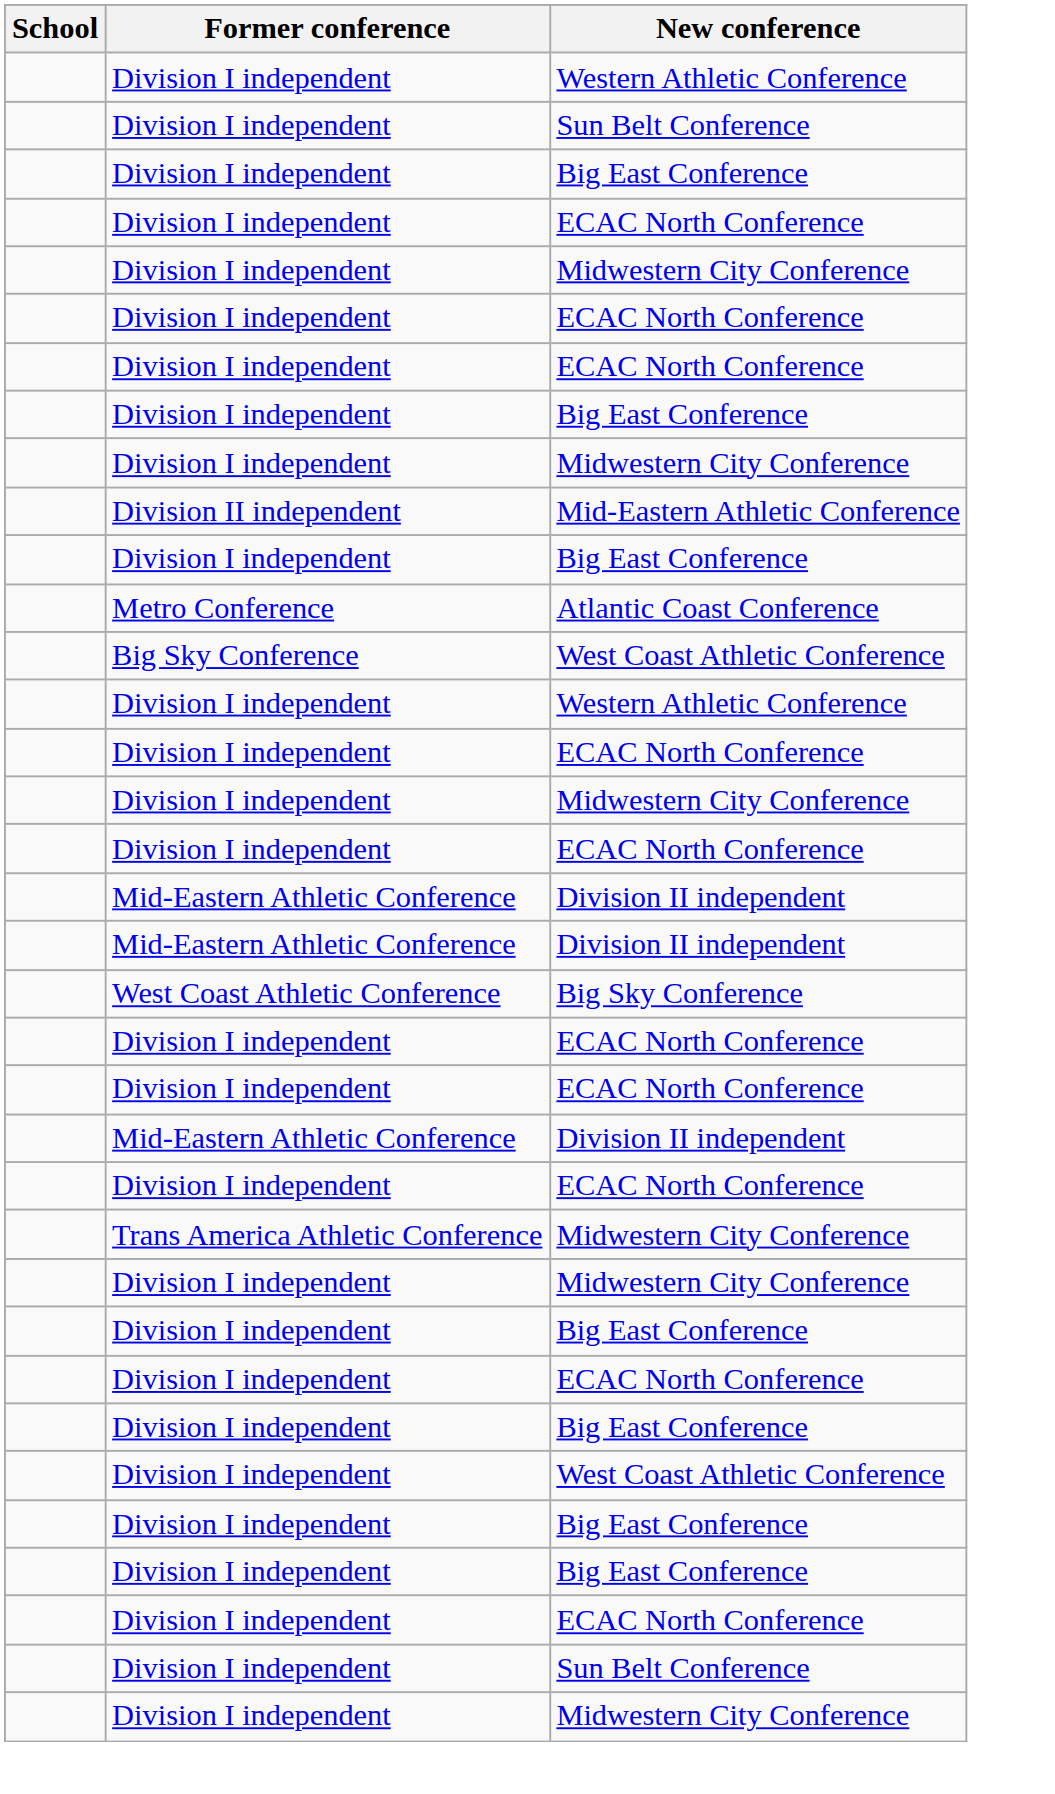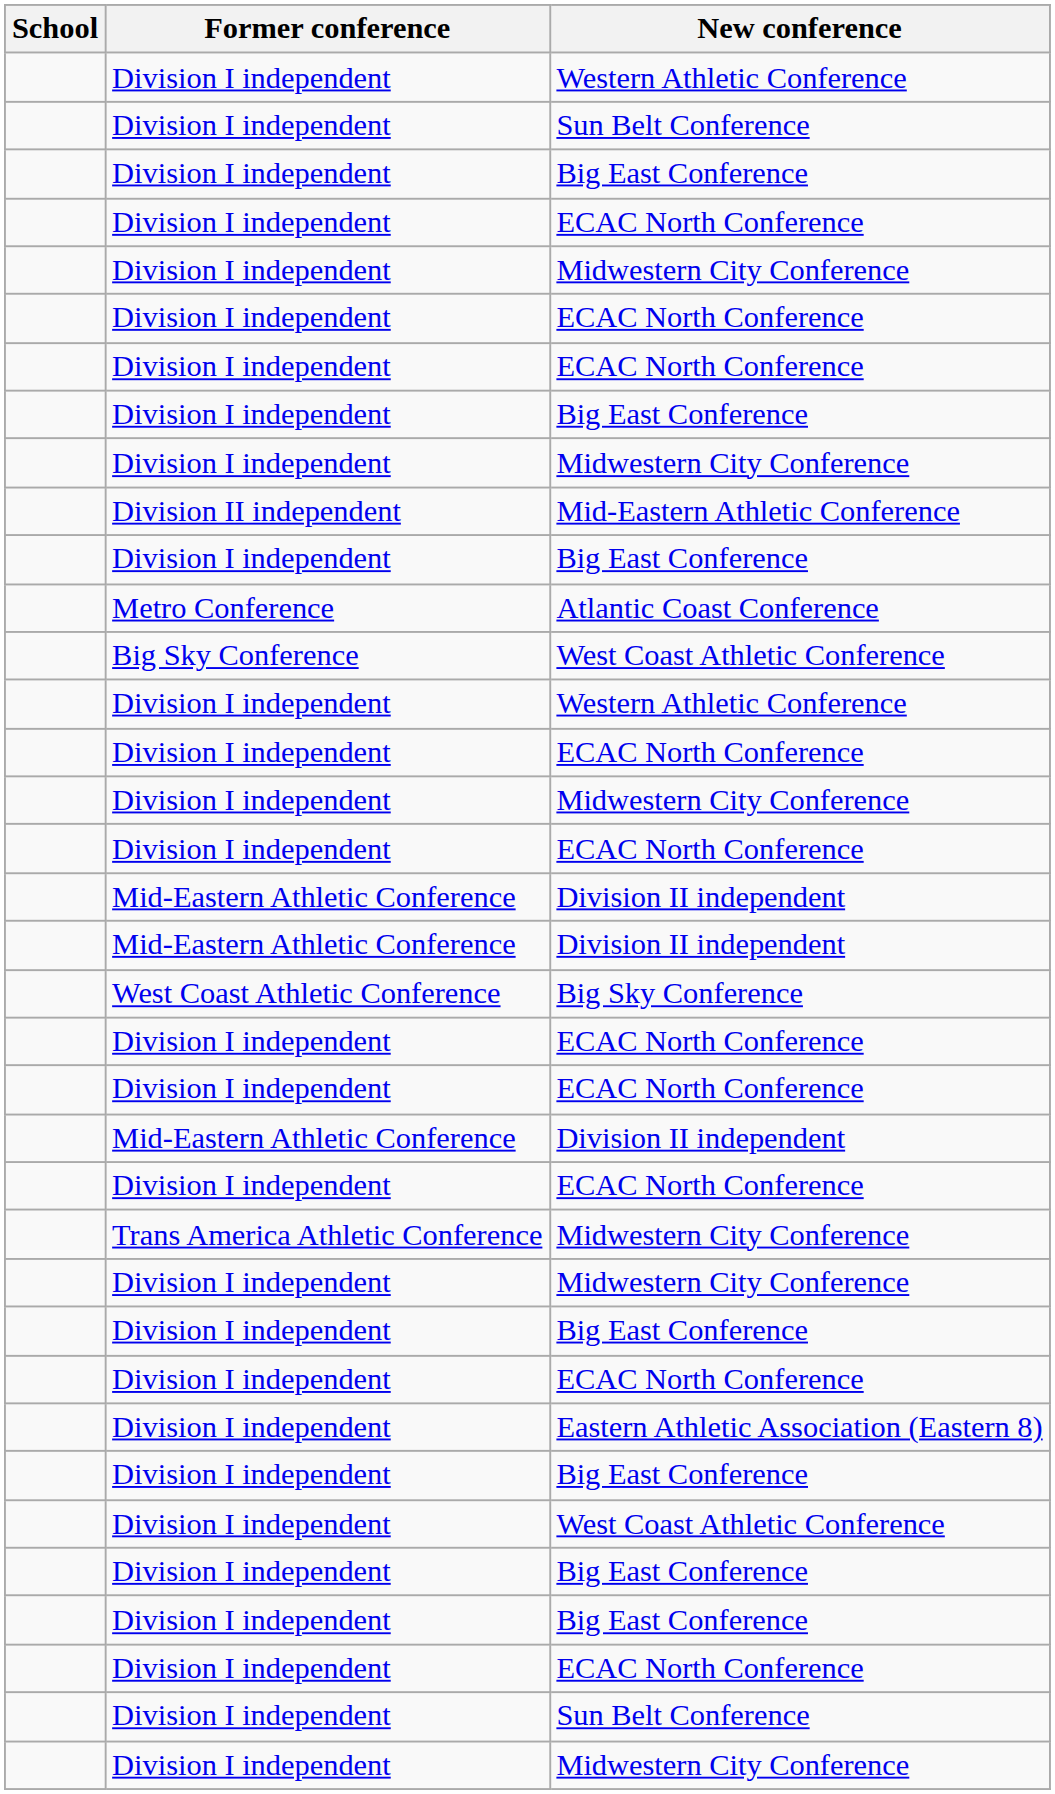+ row: (251, 1426)
